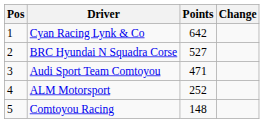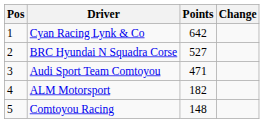(198, 90) 252 -> (198, 90) 182
